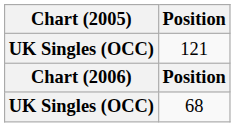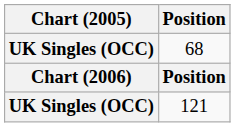rows swapped: (194, 106) <-> (194, 48)
